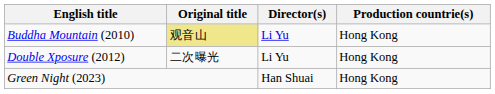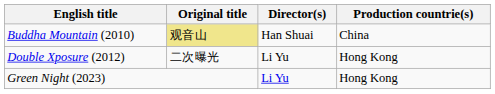(275, 35) Li Yu -> (287, 35) Han Shuai
(368, 35) Hong Kong -> (354, 35) China
(287, 78) Han Shuai -> (275, 78) Li Yu
